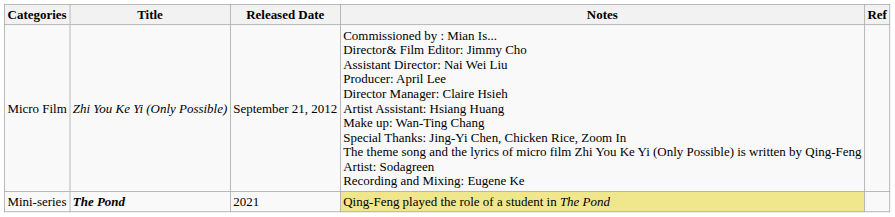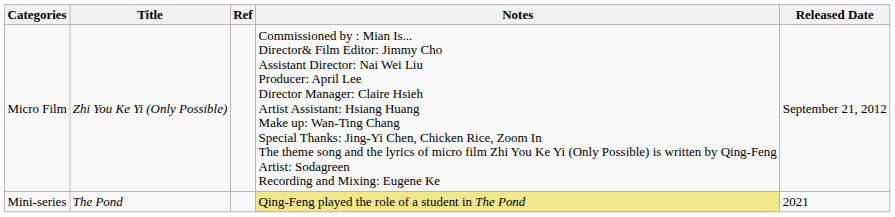columns swapped: (285, 14) <-> (877, 14)
(99, 201) bold -> (98, 201) normal
